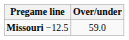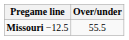(97, 27) 59.0 -> (97, 27) 55.5
